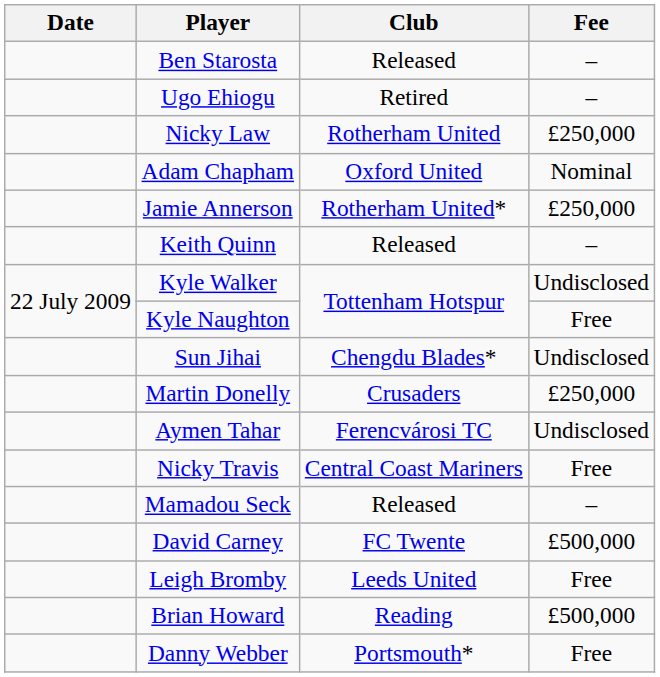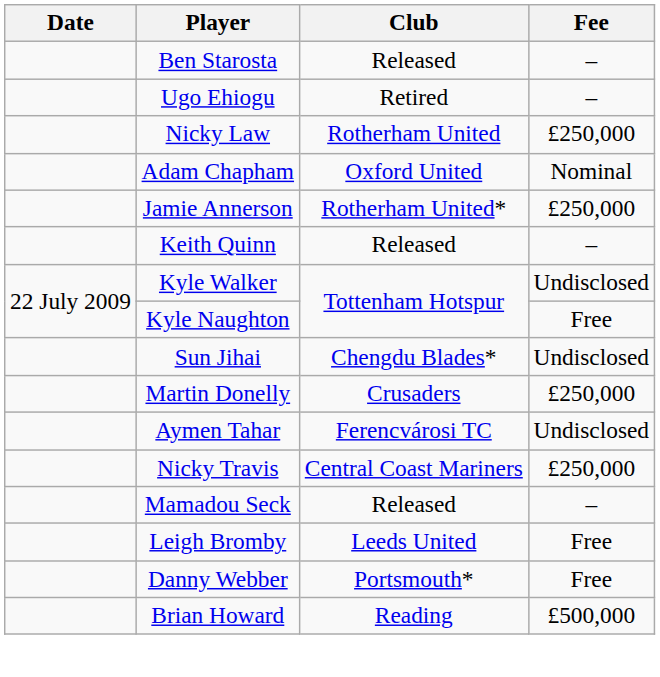(591, 467) Free -> (591, 467) £250,000
- row: (218, 541)
rows swapped: (218, 615) <-> (218, 652)
